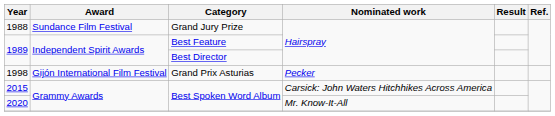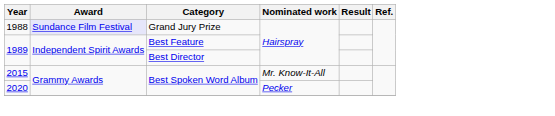(82, 27) no background -> (82, 27) lavender background
- row: (17, 73)
(388, 88) Carsick: John Waters Hitchhikes Across America -> (294, 73) Mr. Know-It-All
(316, 103) Mr. Know-It-All -> (277, 88) Pecker
